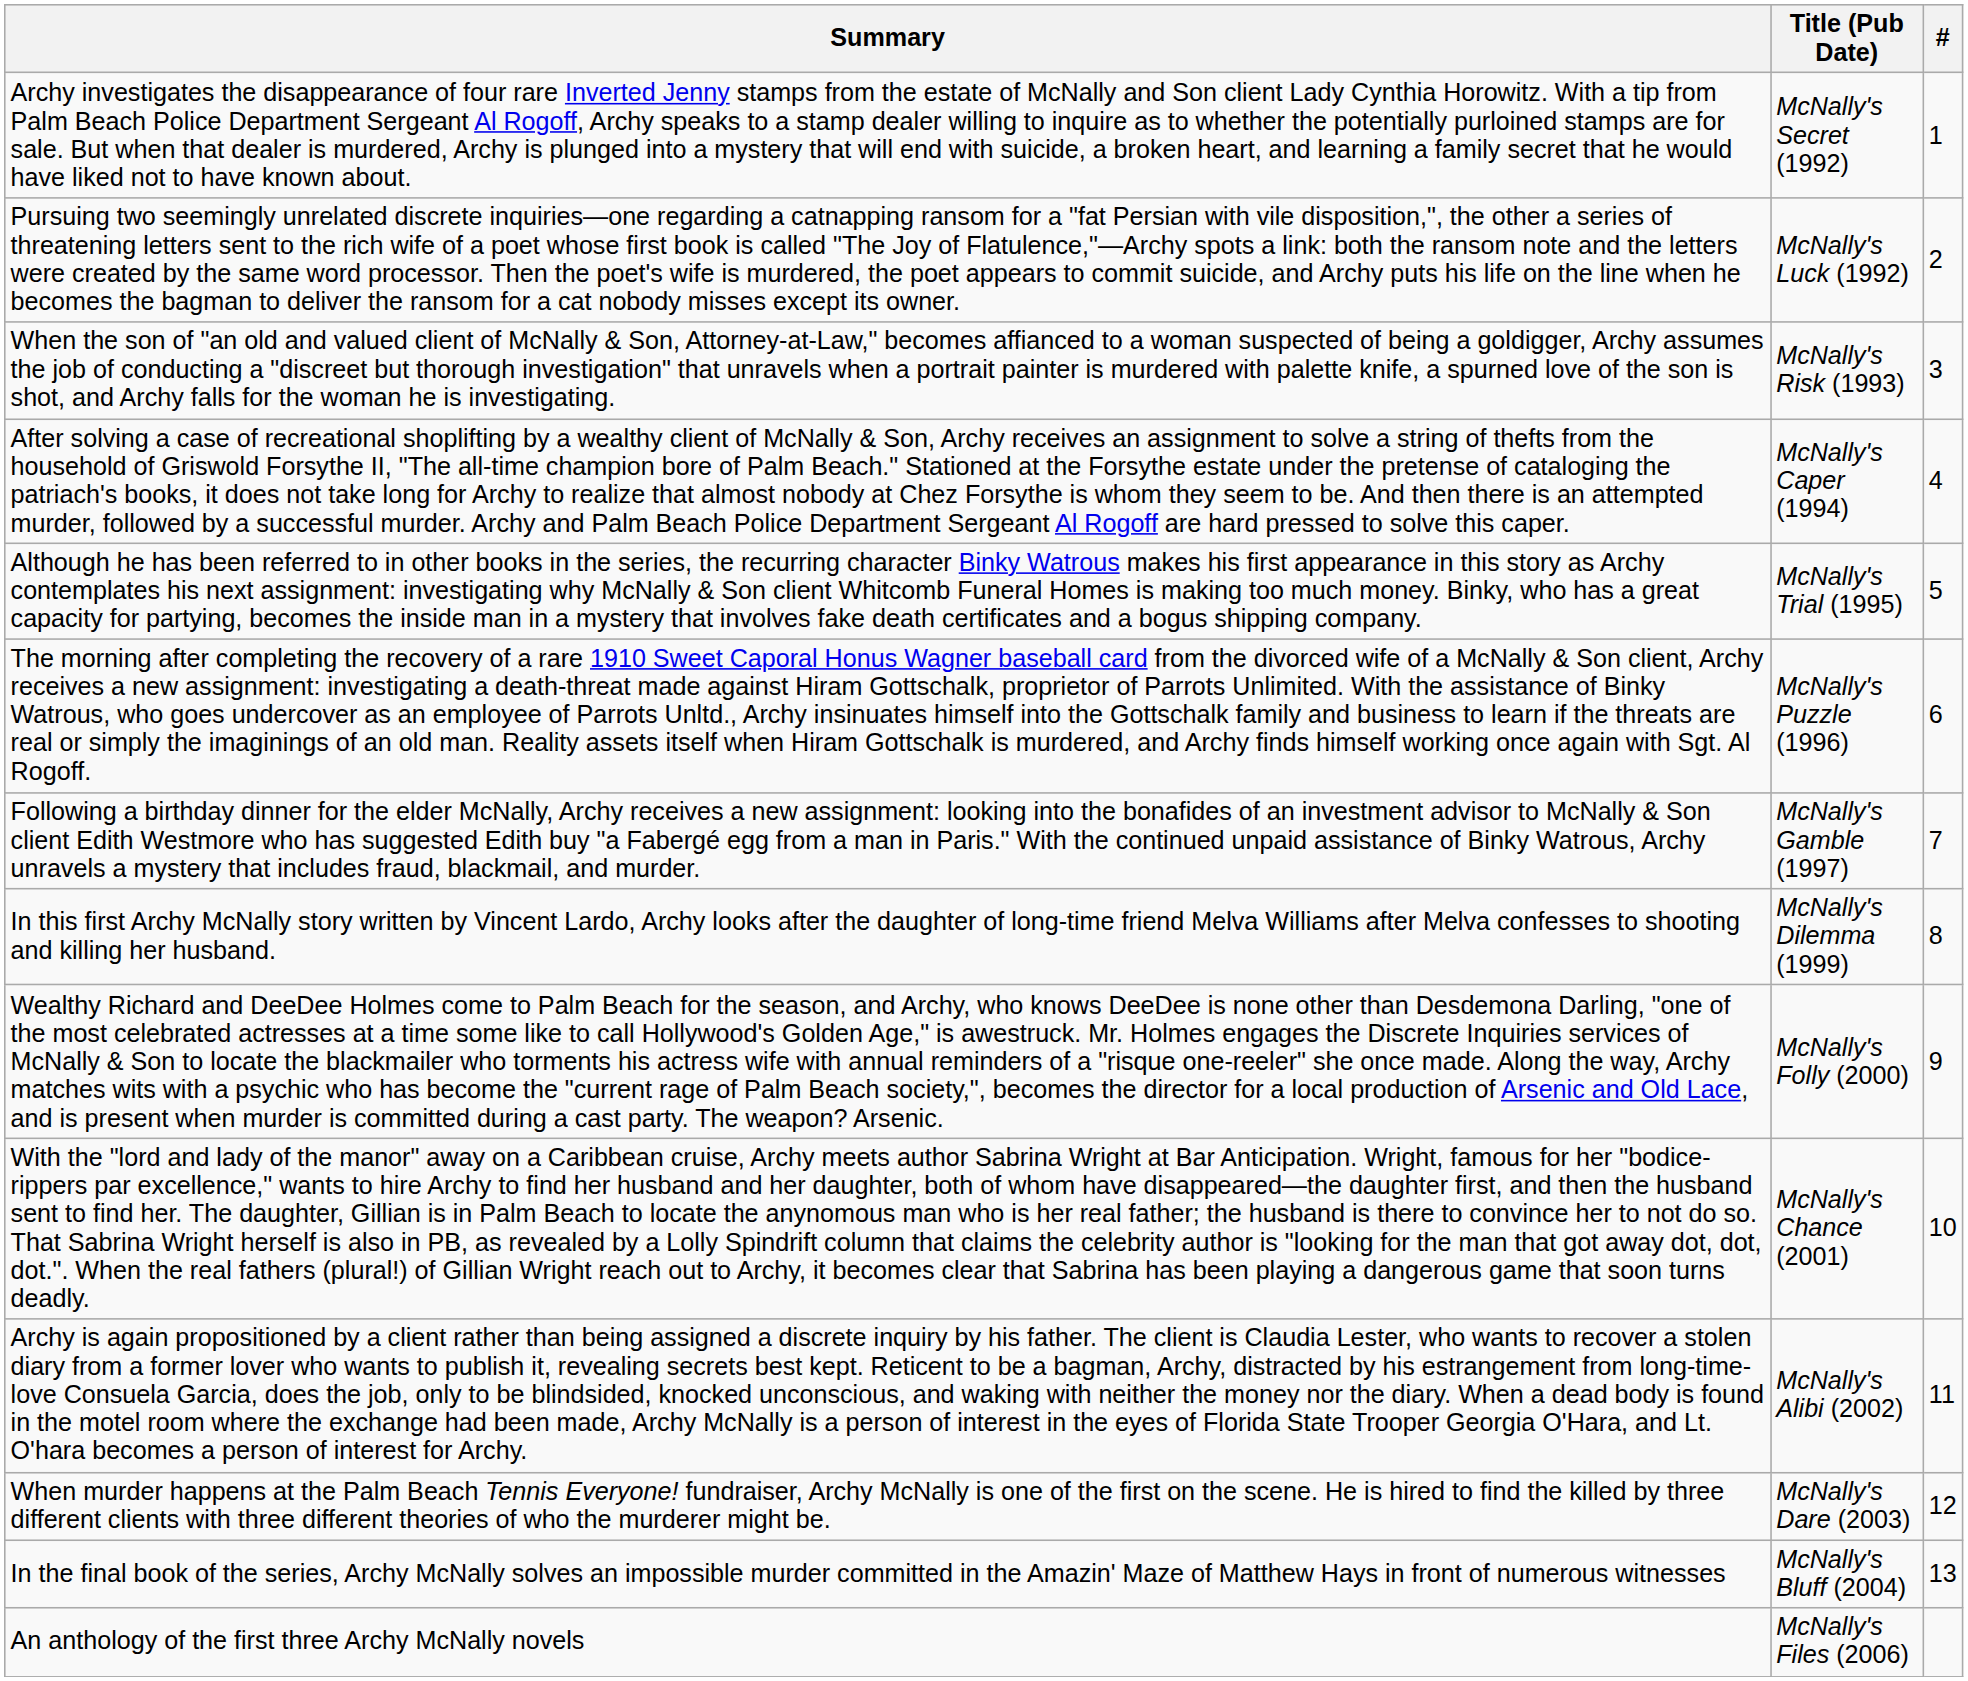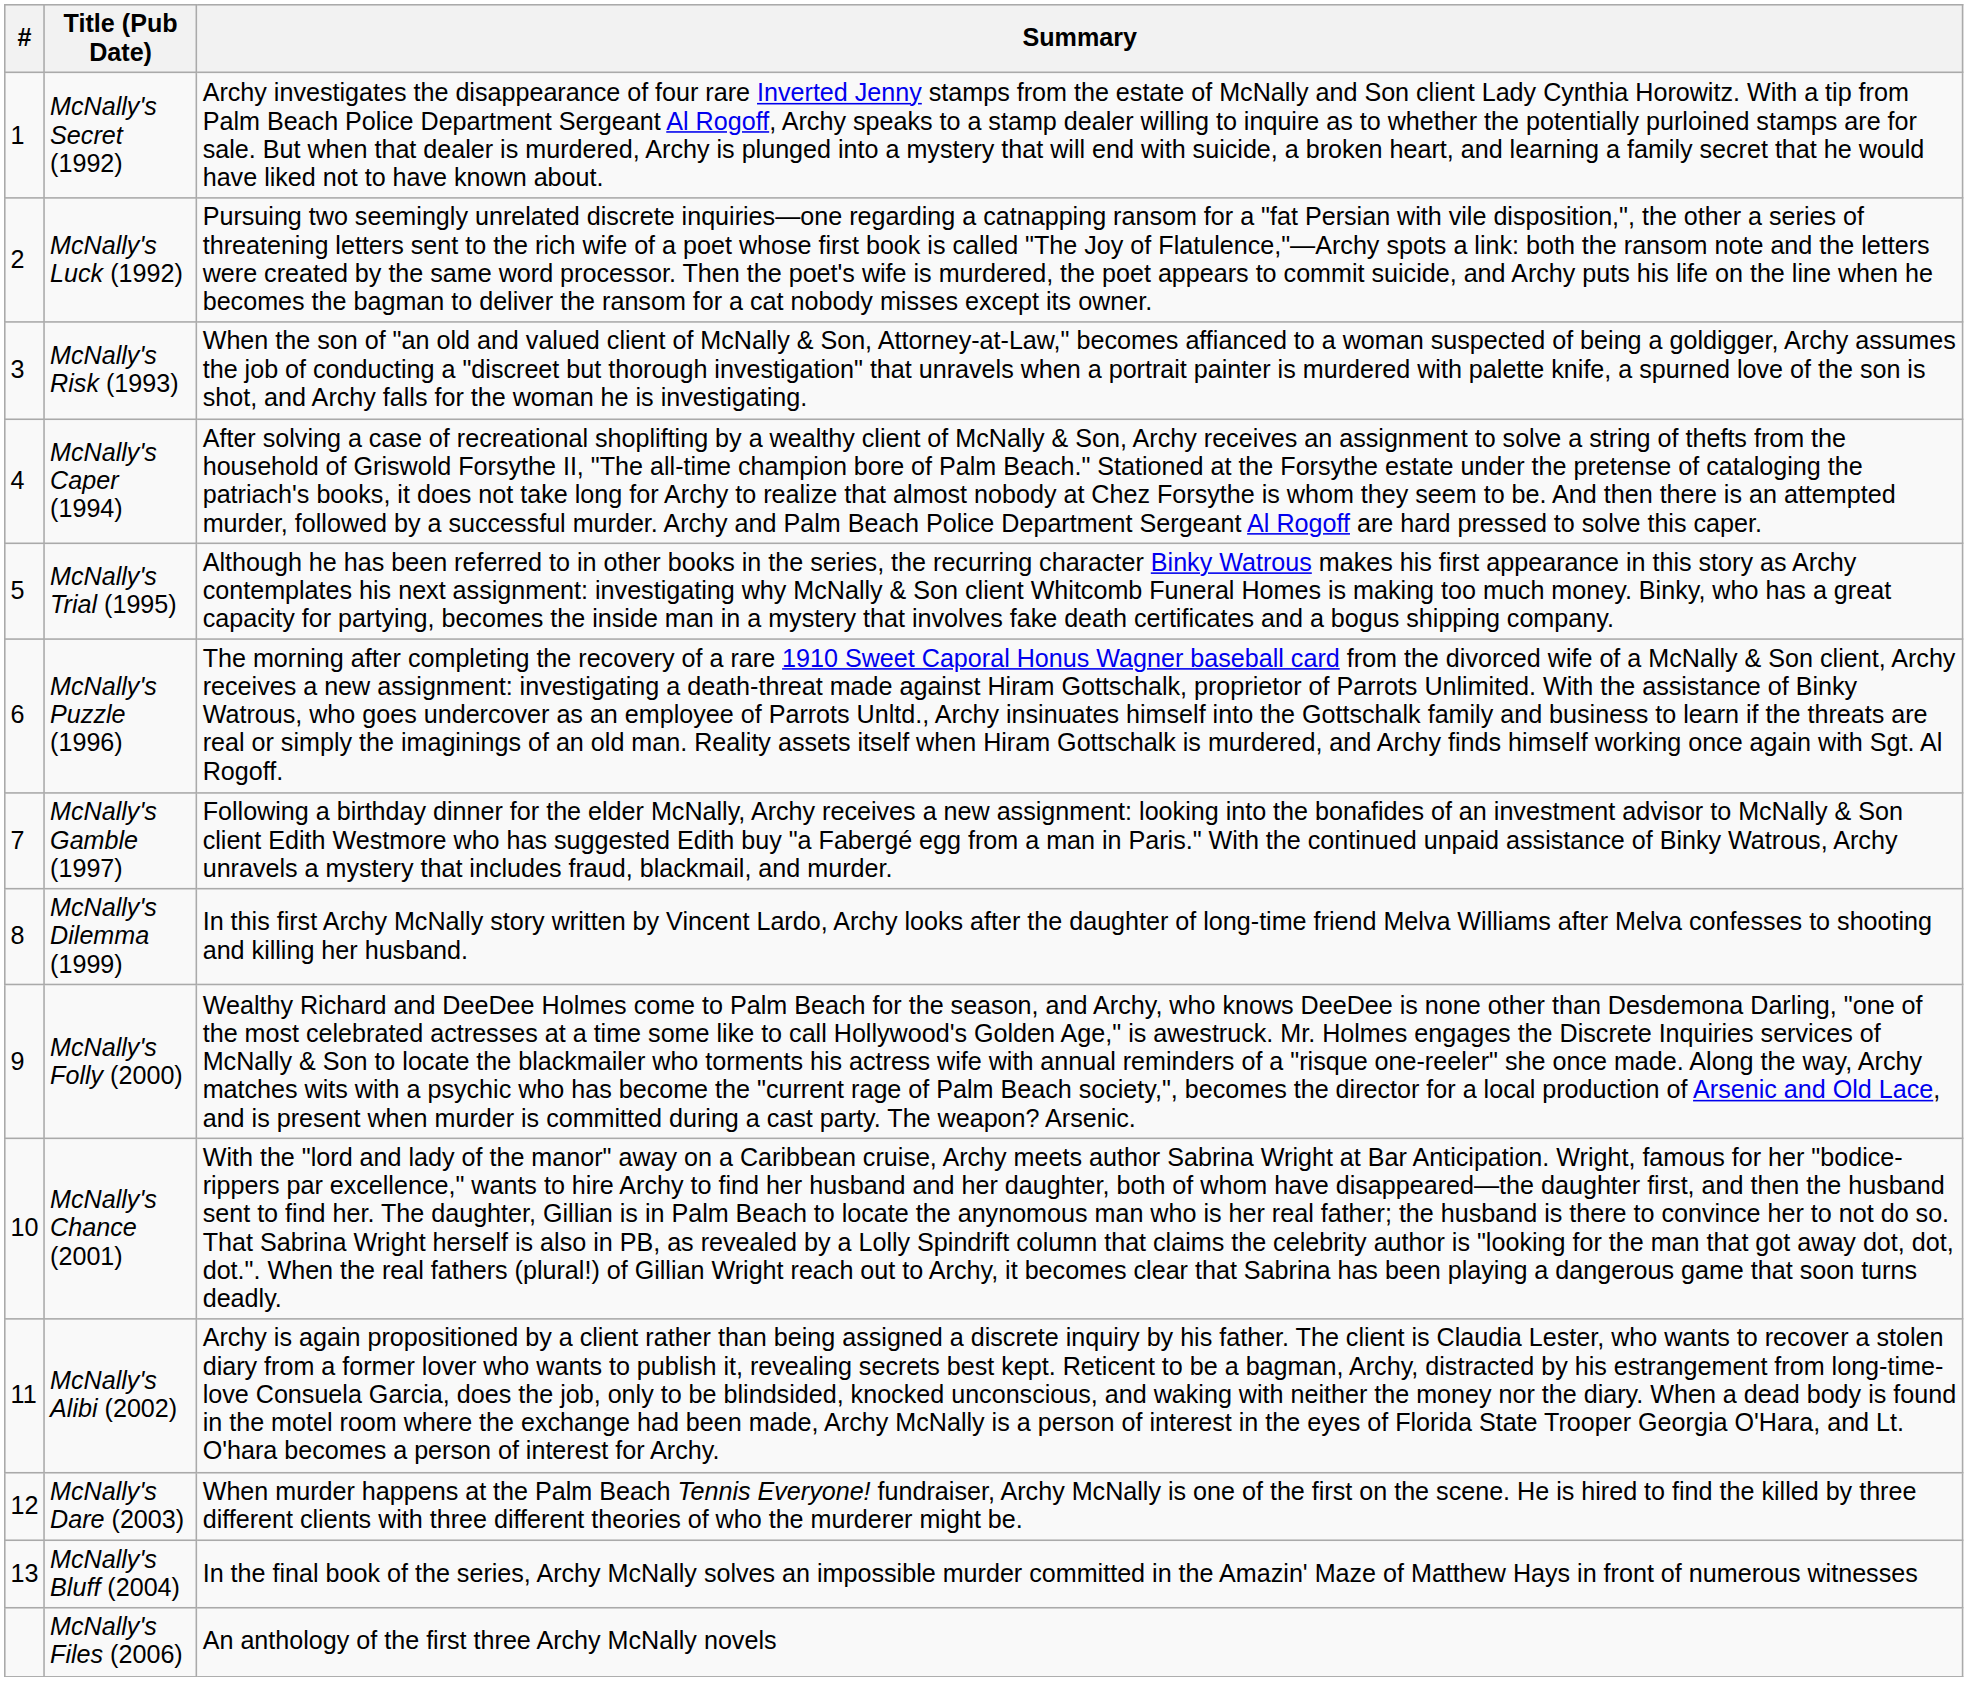columns swapped: (1943, 38) <-> (888, 38)
